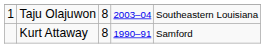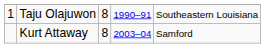(132, 14) 2003–04 -> (132, 14) 1990–91
(132, 33) 1990–91 -> (132, 33) 2003–04
